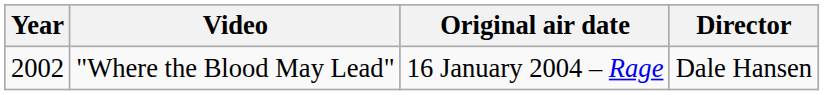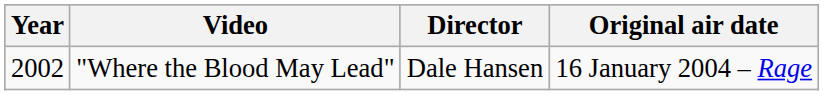columns swapped: (744, 25) <-> (535, 25)
